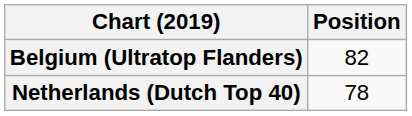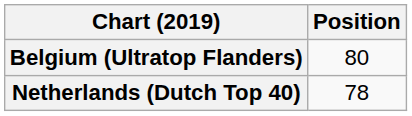(357, 57) 82 -> (357, 57) 80
